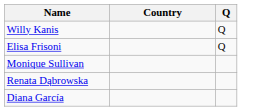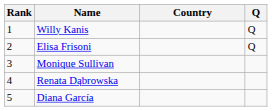+ column: (19, 13)
